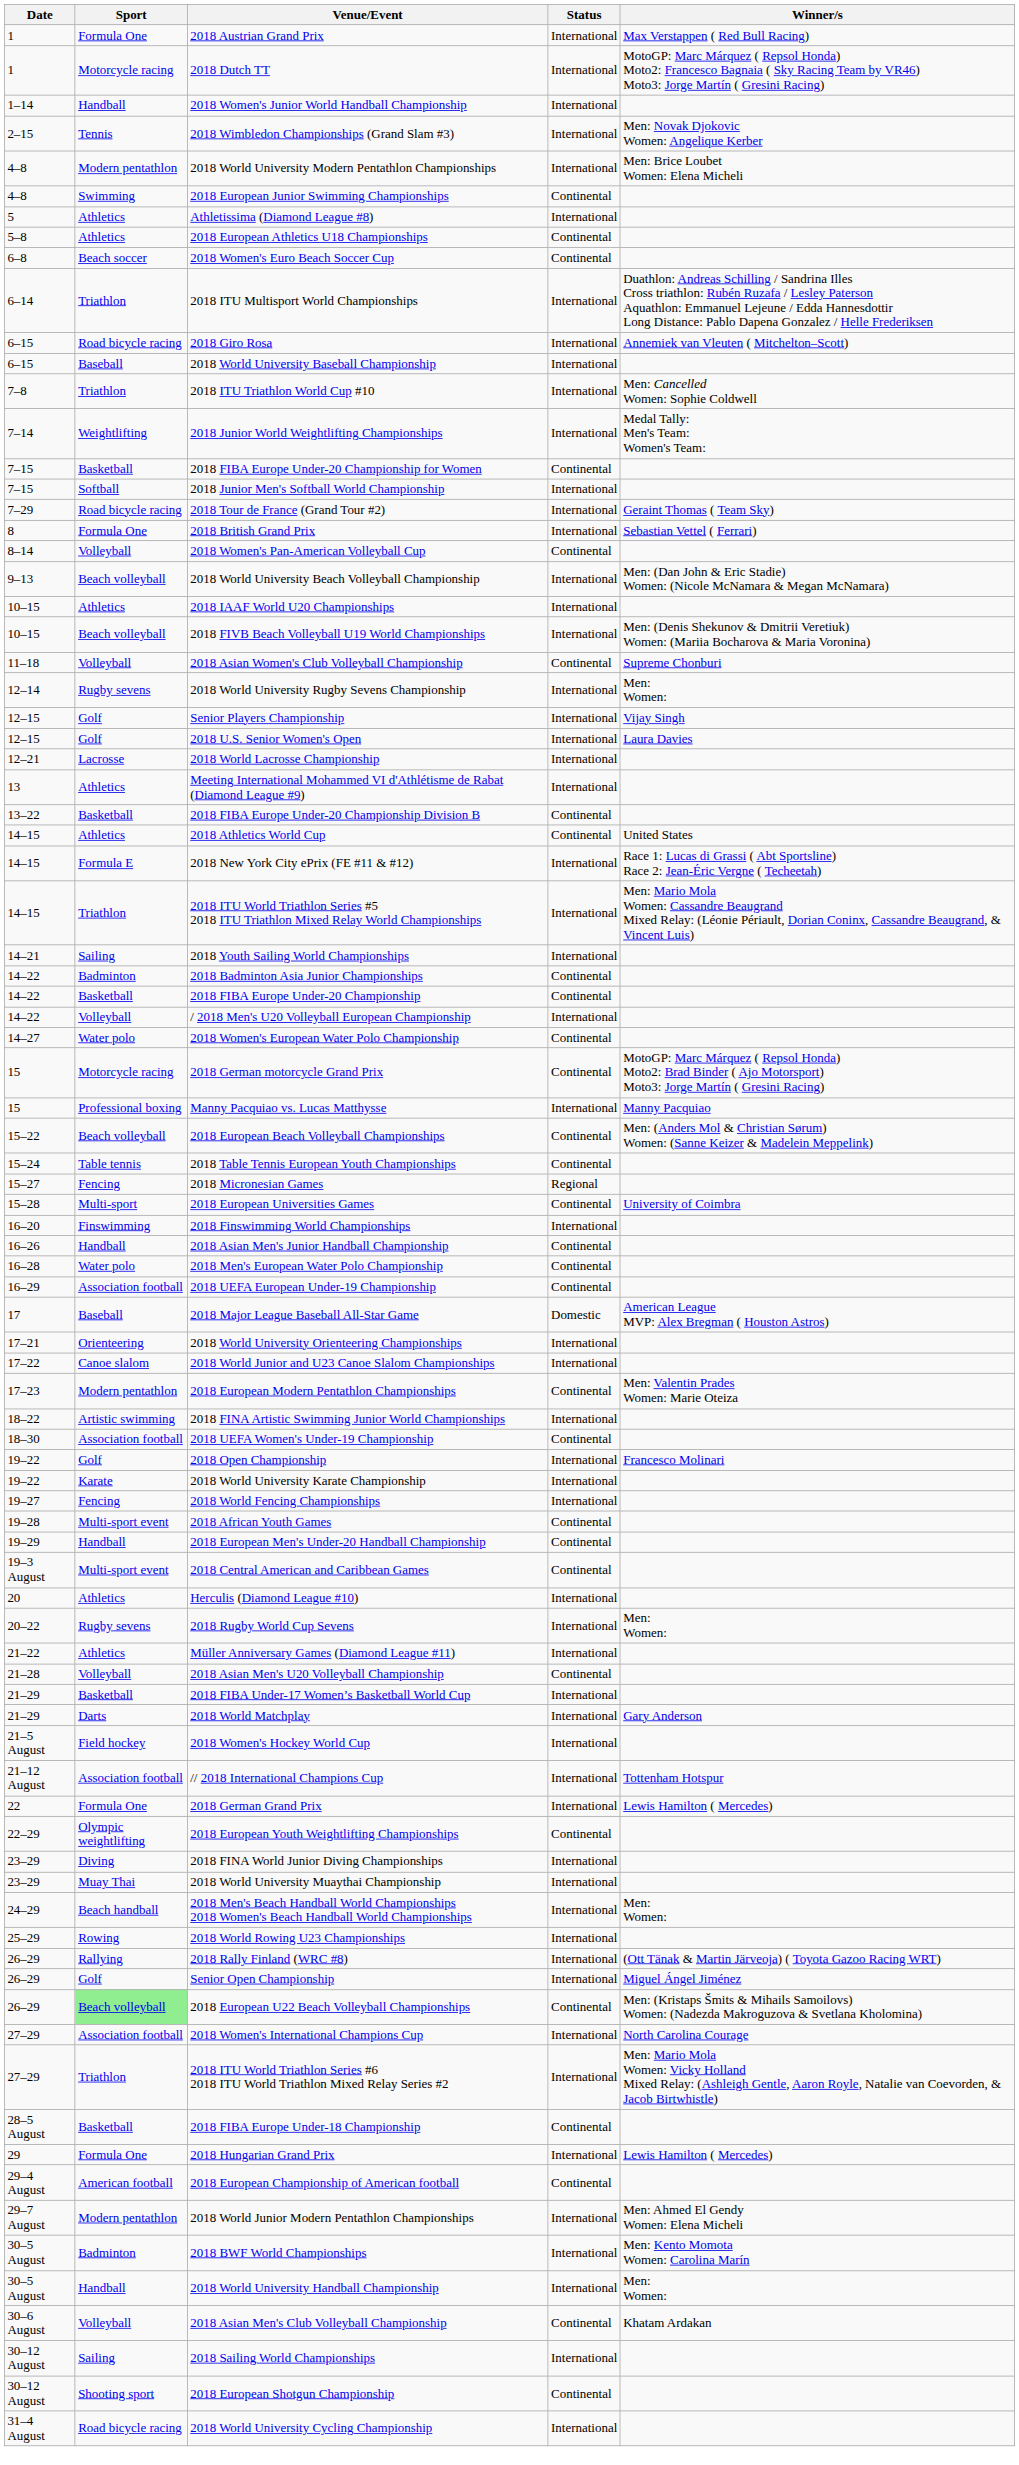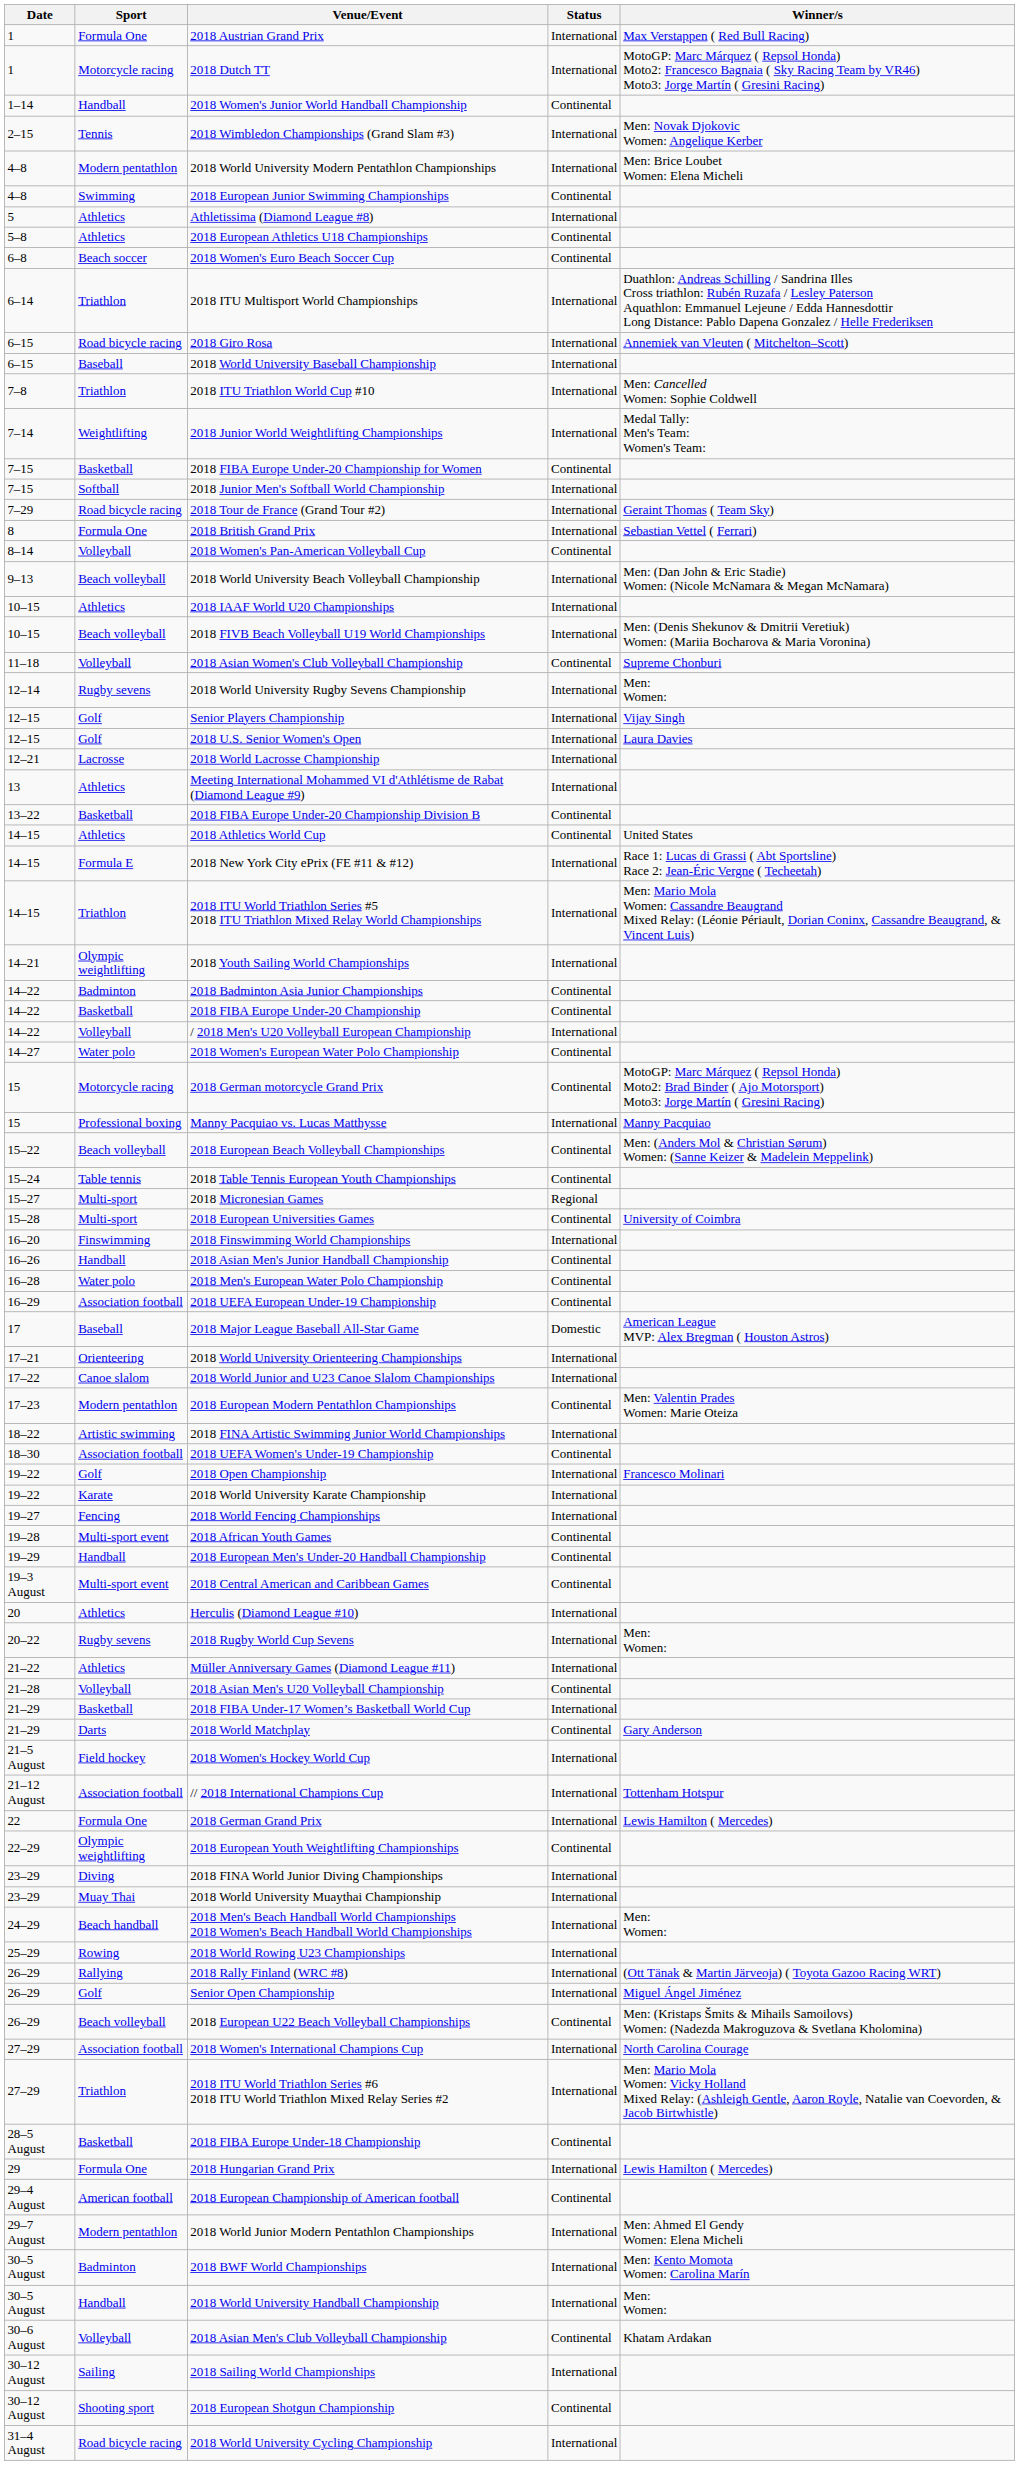(584, 105) International -> (581, 105) Continental
(97, 955) Sailing -> (112, 962) Olympic weightlifting
(99, 1184) Fencing -> (108, 1198) Multi-sport
(584, 1715) International -> (581, 1729) Continental
(122, 2006) lightgreen background -> (122, 2021) no background
